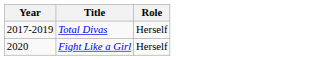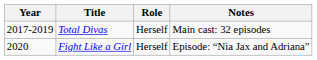+ column: (241, 13)
